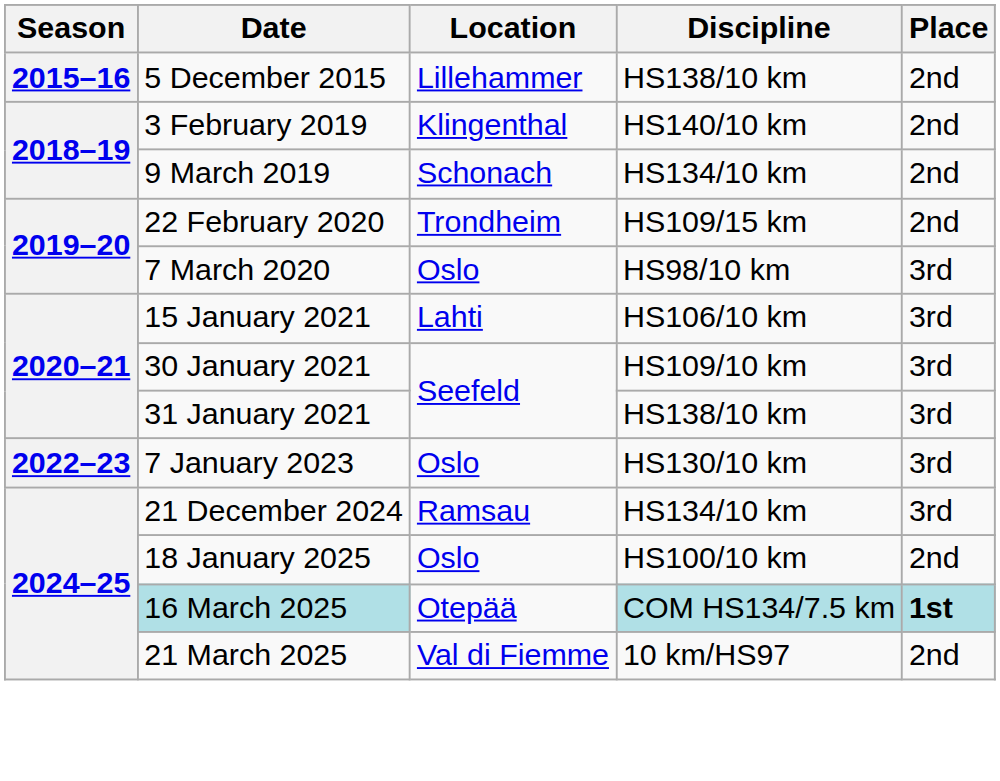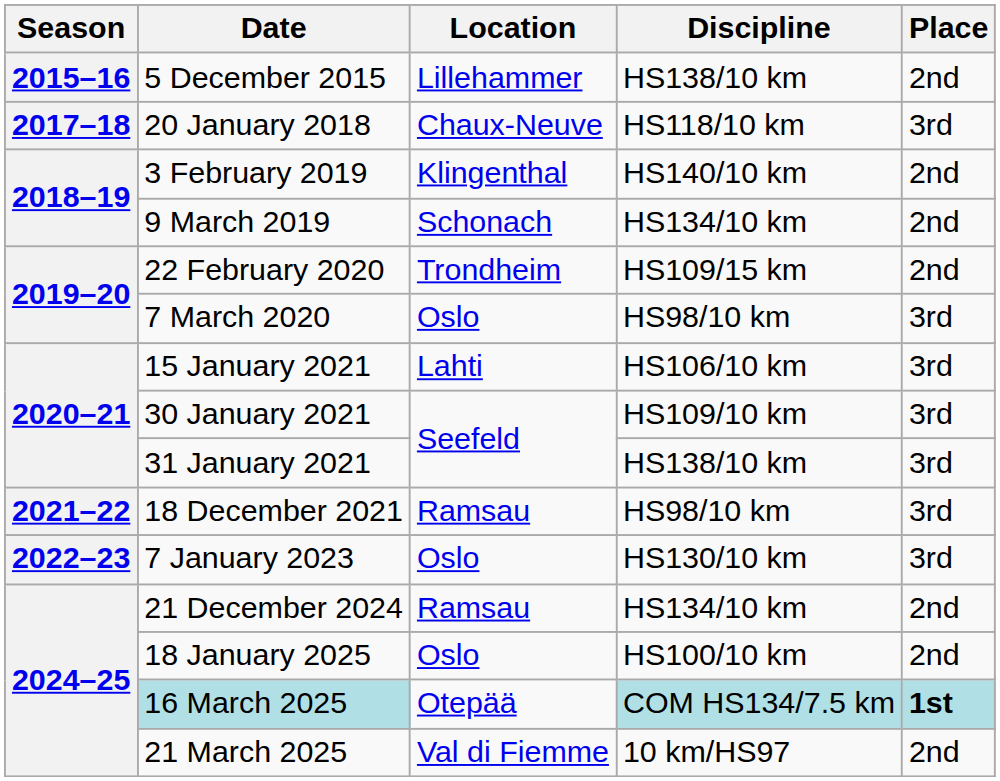+ row: (258, 125)
+ row: (274, 510)
(931, 510) 3rd -> (934, 607) 2nd
